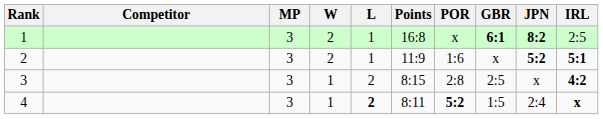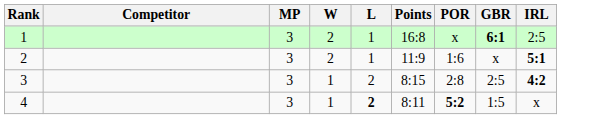- column: (537, 15)
(577, 102) bold -> (537, 102) normal
